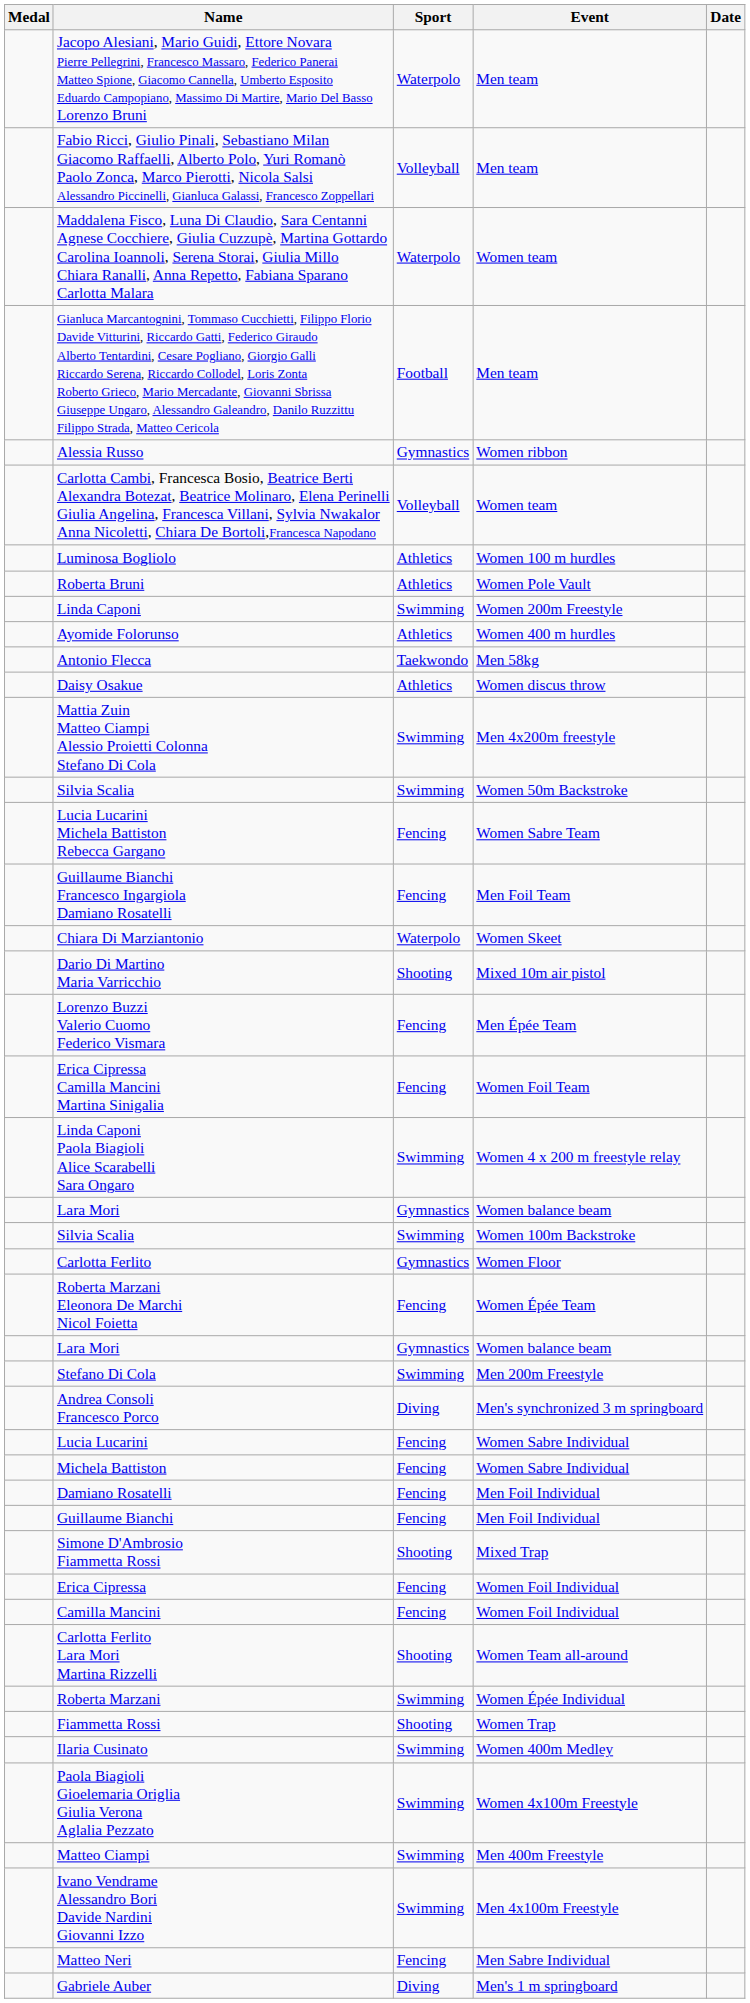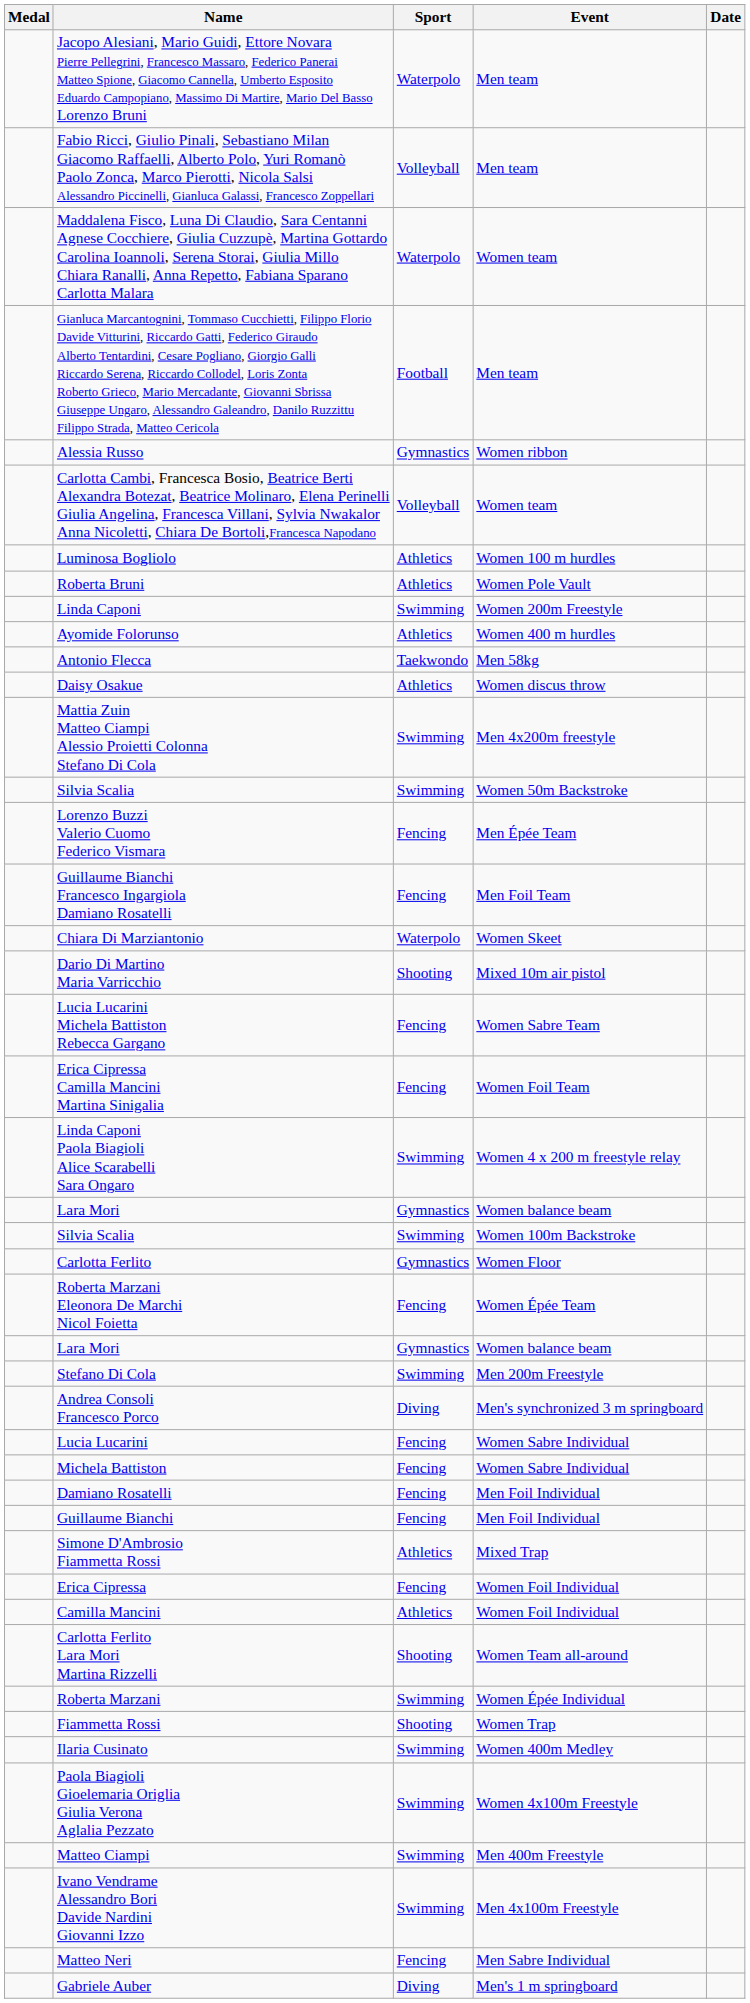rows swapped: (112, 833) <-> (111, 1025)
(424, 1552) Shooting -> (424, 1552) Athletics
(421, 1612) Fencing -> (424, 1612) Athletics
